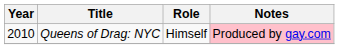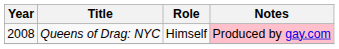(21, 33) 2010 -> (21, 33) 2008
